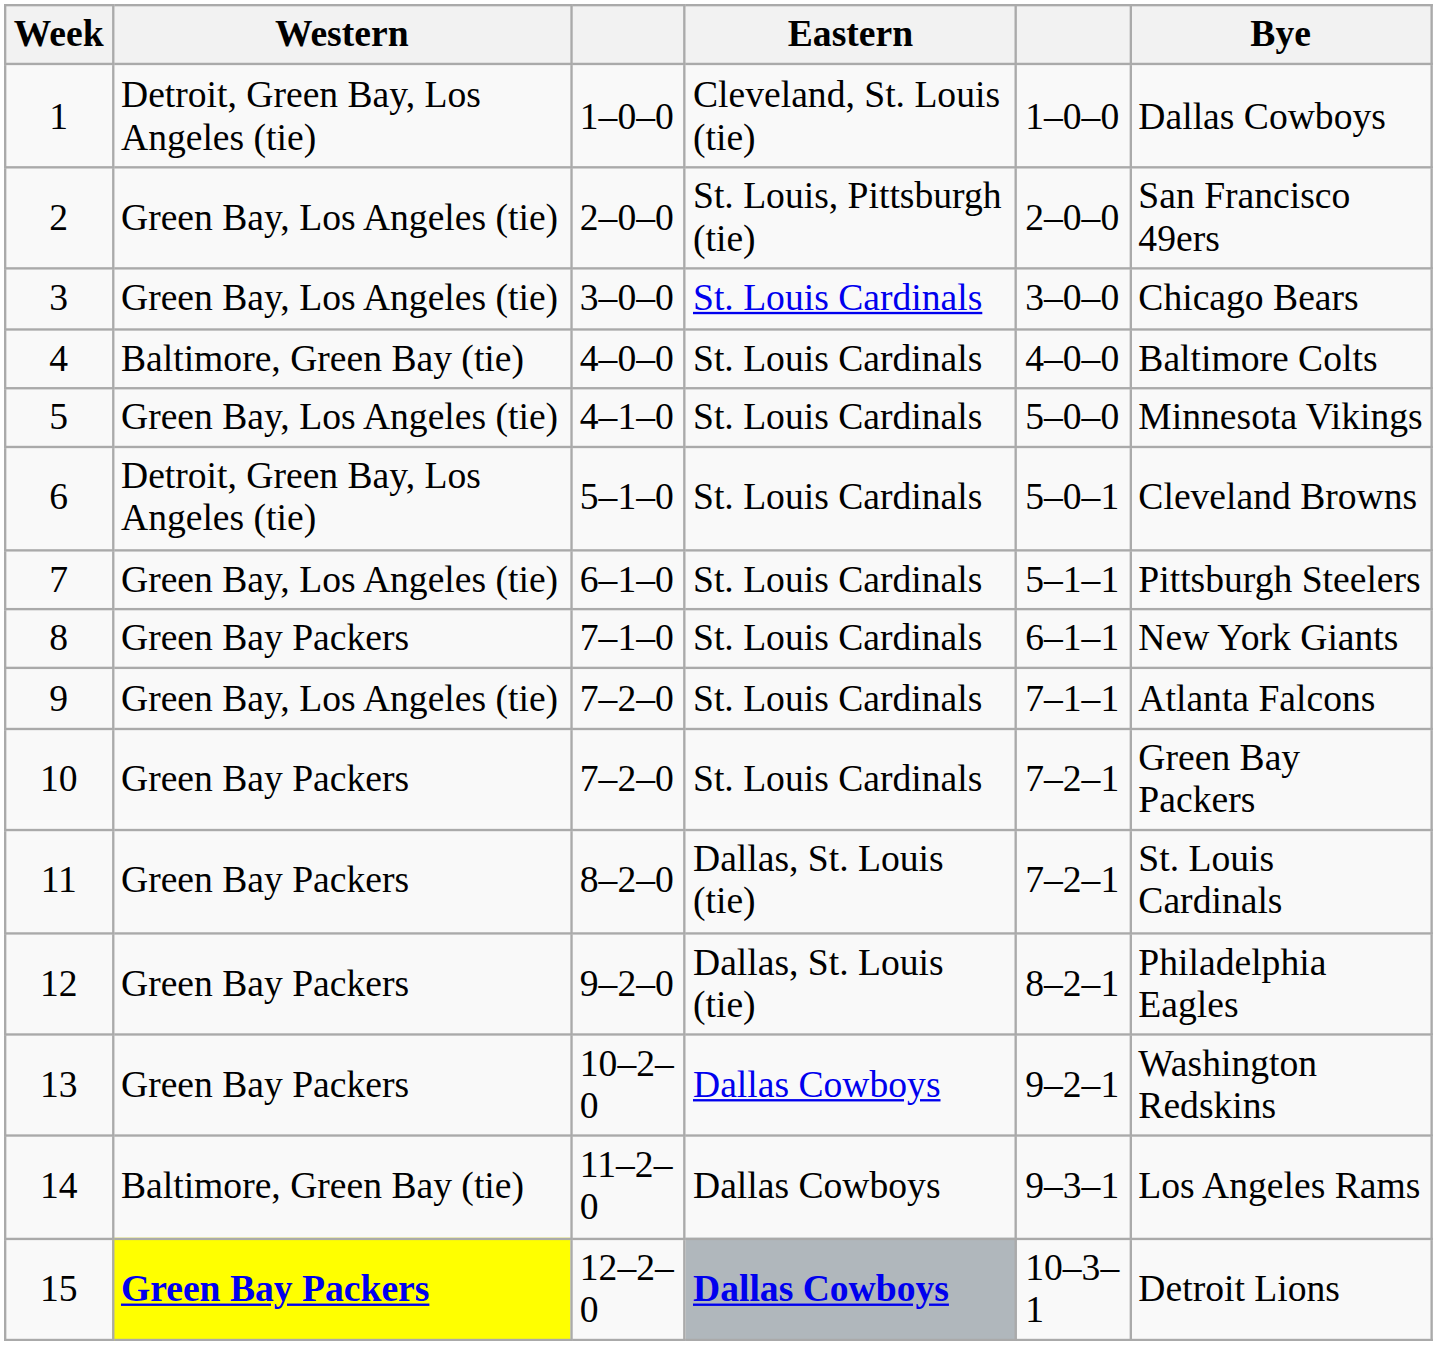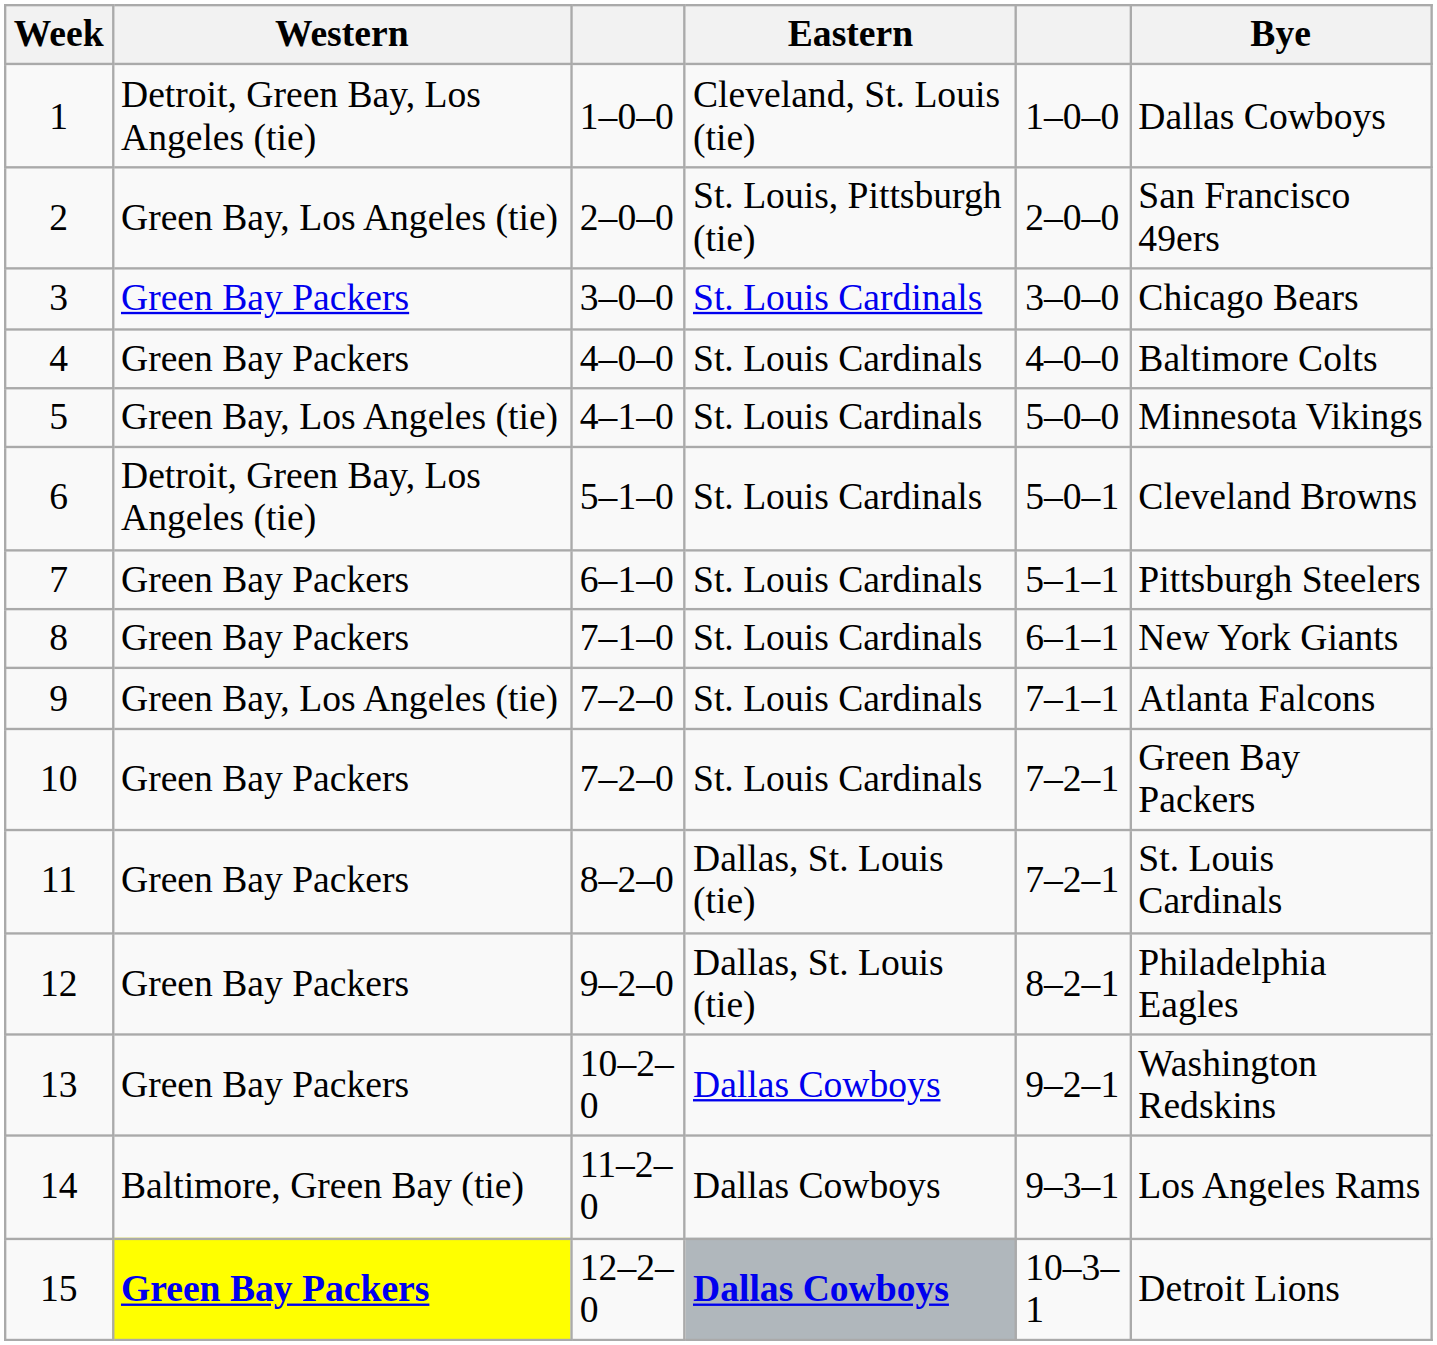(340, 297) Green Bay, Los Angeles (tie) -> (265, 297) Green Bay Packers
(322, 357) Baltimore, Green Bay (tie) -> (265, 357) Green Bay Packers
(340, 578) Green Bay, Los Angeles (tie) -> (265, 578) Green Bay Packers
